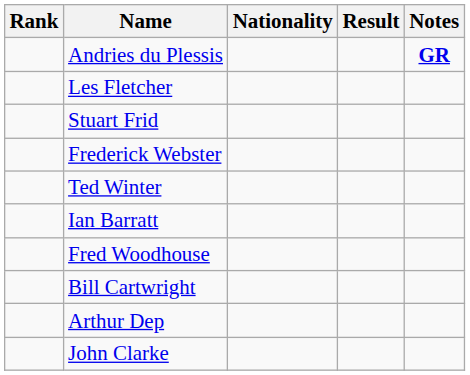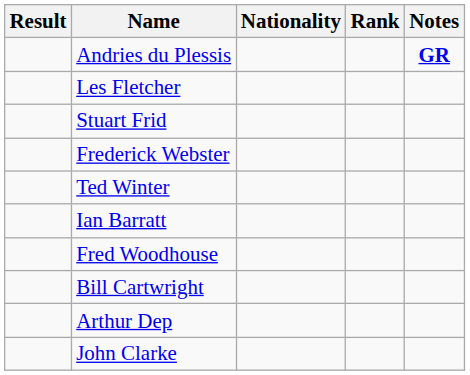columns swapped: (34, 21) <-> (371, 21)
